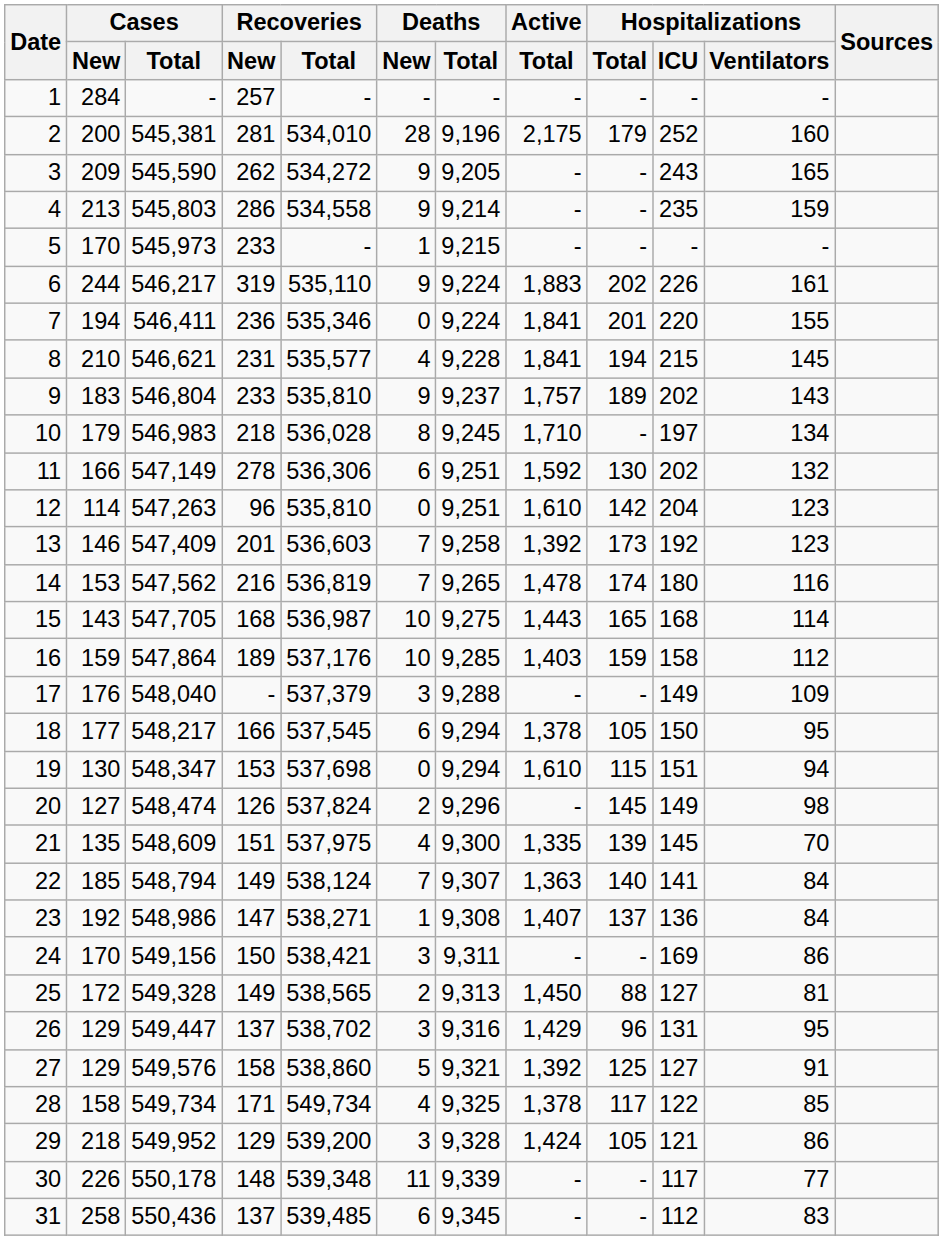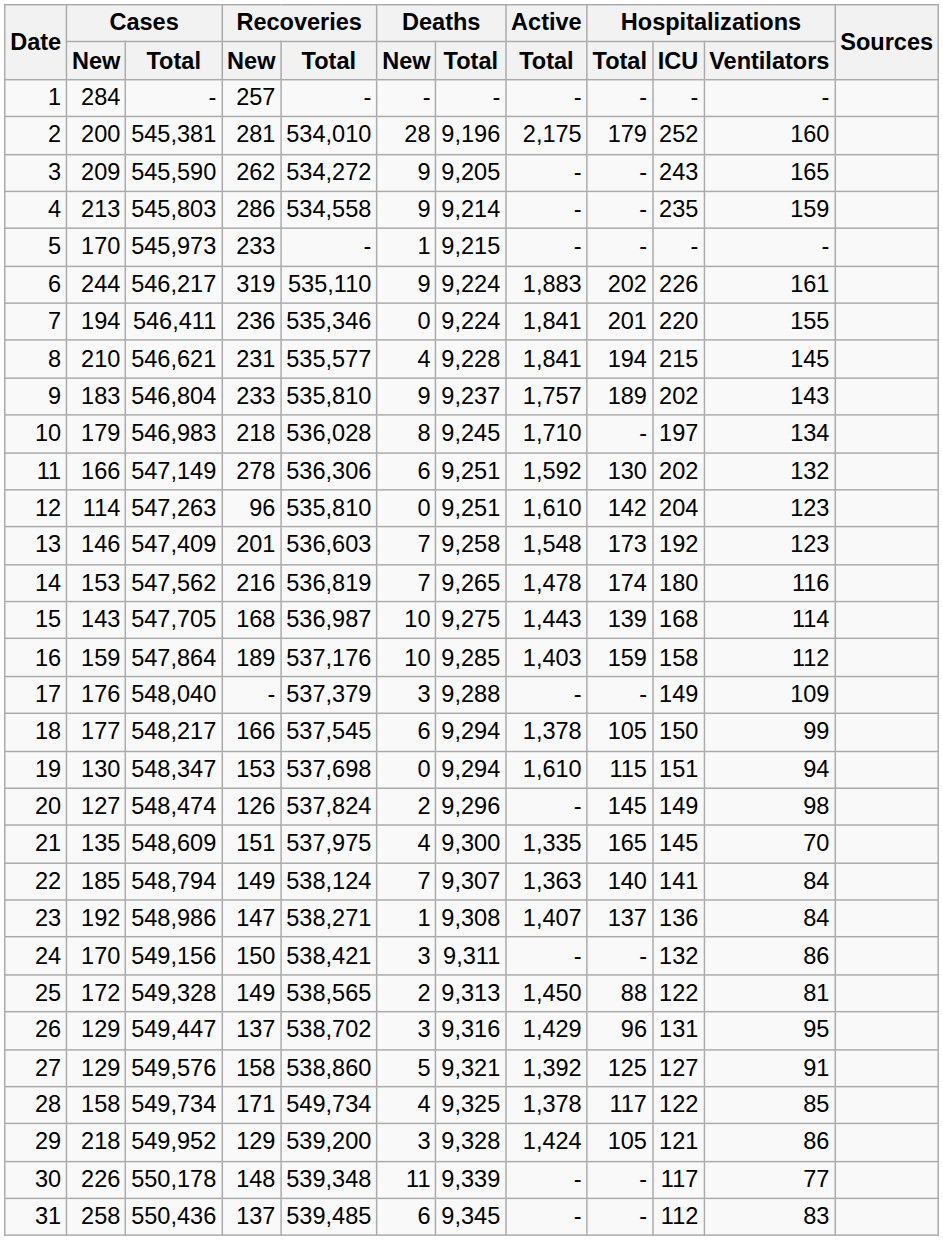(552, 545) 1,392 -> (552, 545) 1,548
(627, 619) 165 -> (627, 619) 139
(816, 731) 95 -> (816, 731) 99
(627, 843) 139 -> (627, 843) 165
(679, 955) 169 -> (679, 955) 132
(679, 992) 127 -> (679, 992) 122
